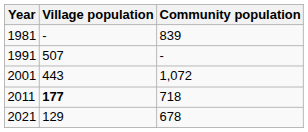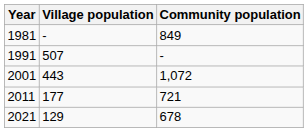(170, 35) 839 -> (170, 35) 849
(53, 96) bold -> (53, 96) normal
(170, 96) 718 -> (170, 96) 721
